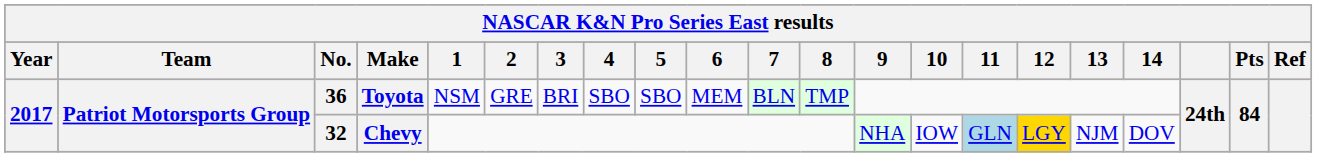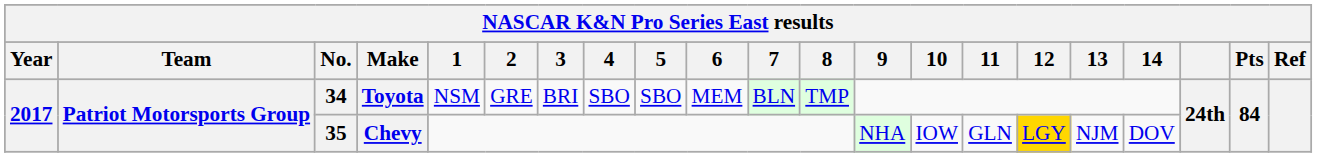(336, 96) 36 -> (336, 96) 34
(336, 133) 32 -> (336, 133) 35
(990, 133) lightblue background -> (990, 133) no background
